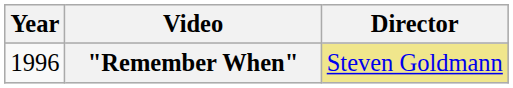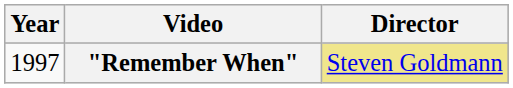(35, 62) 1996 -> (35, 62) 1997
